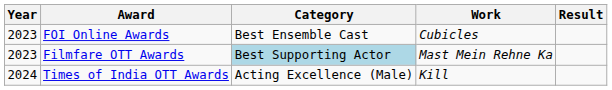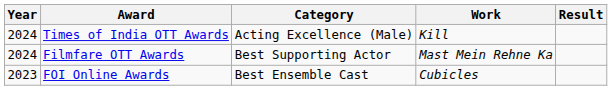rows swapped: (106, 35) <-> (136, 75)
(22, 55) 2023 -> (22, 55) 2024
(313, 55) lightblue background -> (313, 55) no background
